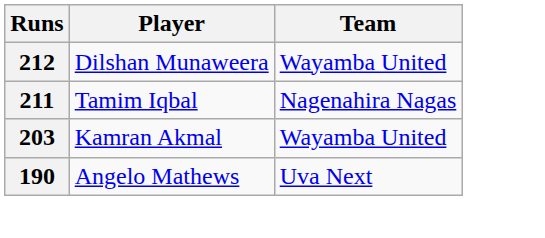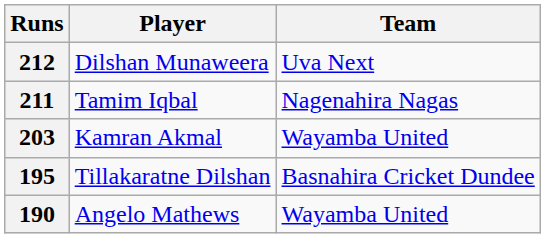(363, 61) Wayamba United -> (328, 61) Uva Next
+ row: (37, 175)
(326, 175) Uva Next -> (365, 213) Wayamba United
